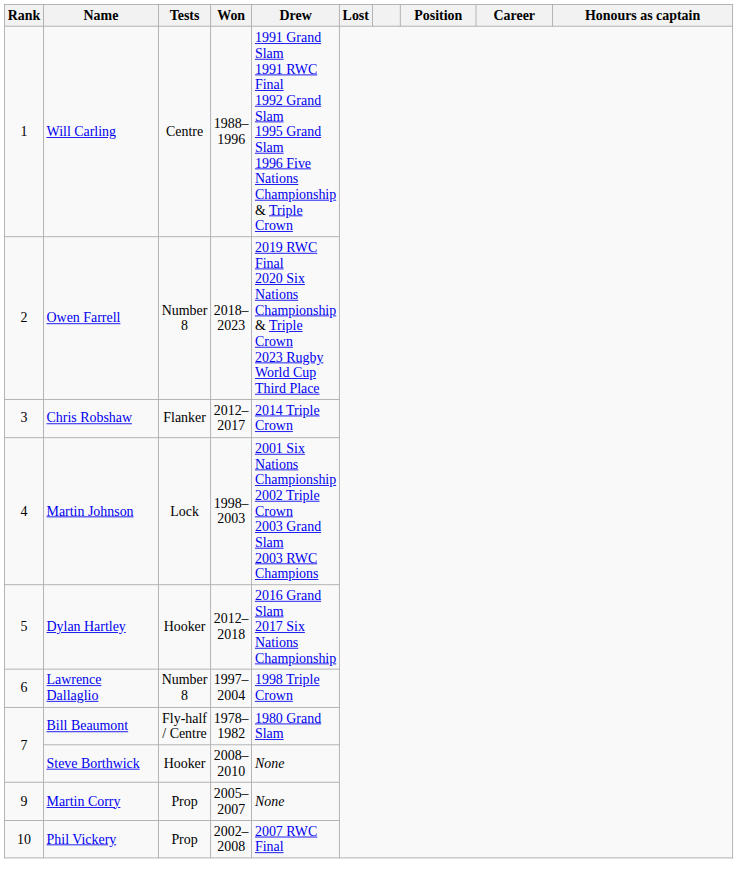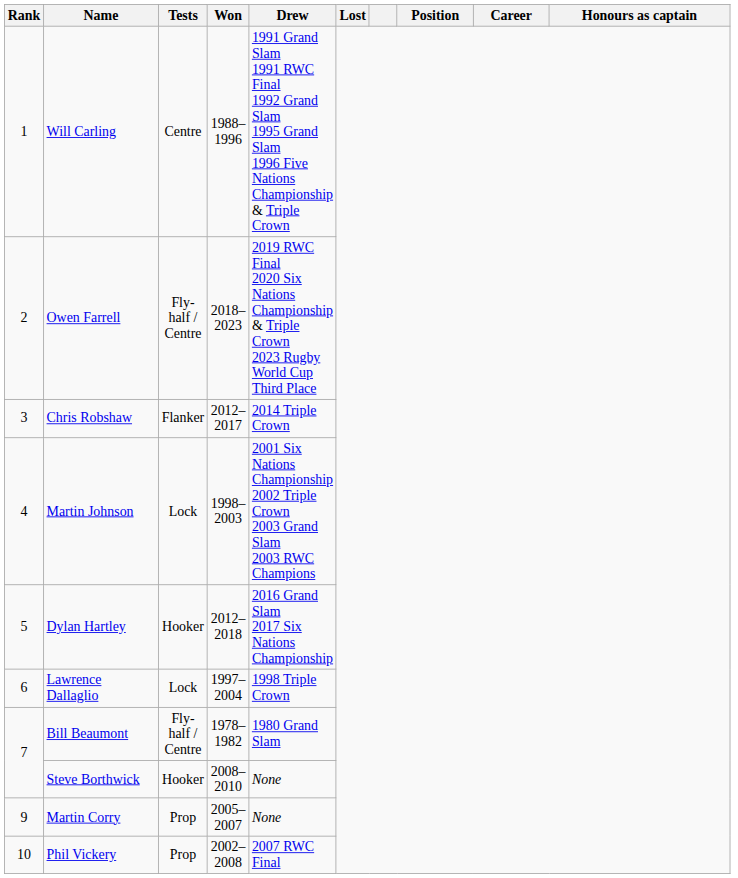(185, 318) Number 8 -> (183, 318) Fly-half / Centre
(185, 688) Number 8 -> (183, 688) Lock
